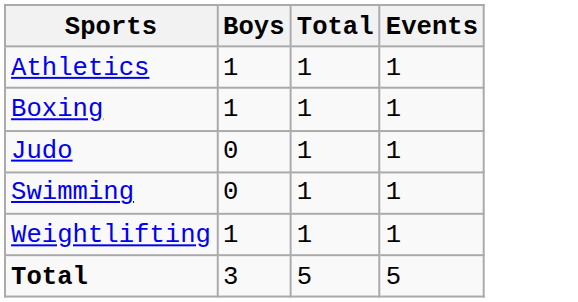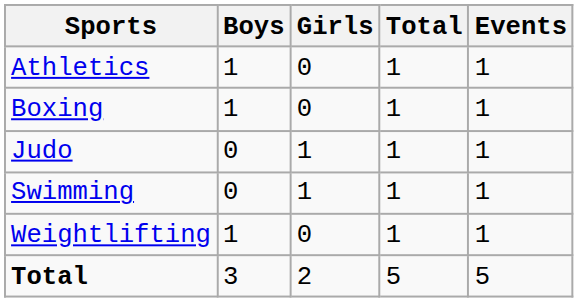+ column: (335, 26)
